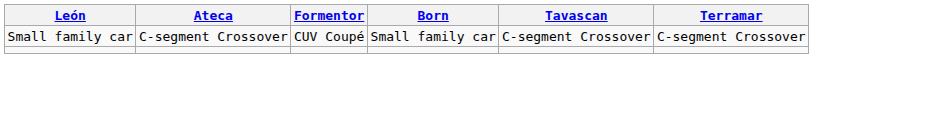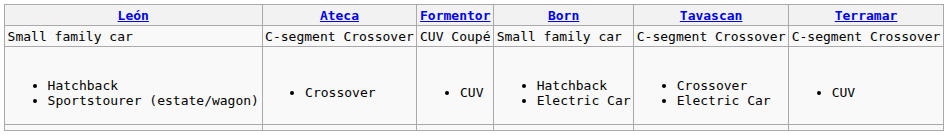+ row: (133, 93)
